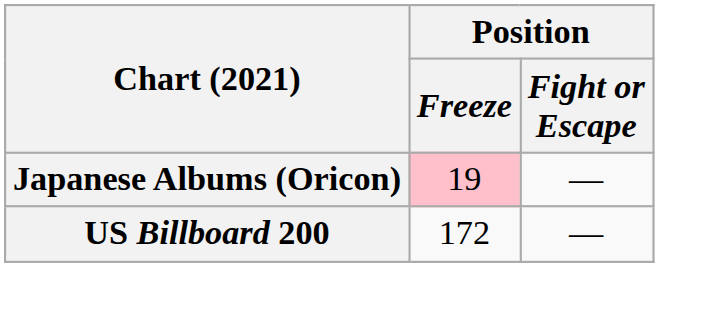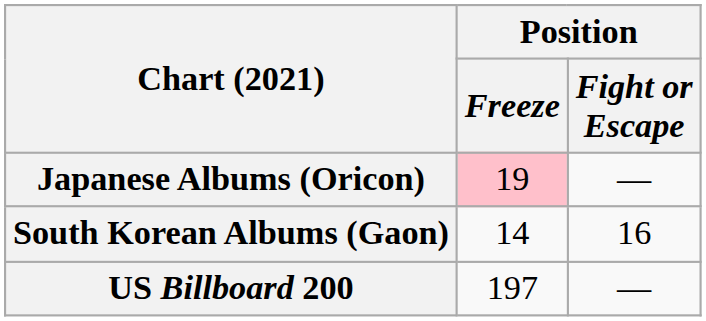+ row: (231, 233)
(464, 233) 172 -> (512, 287) 197
